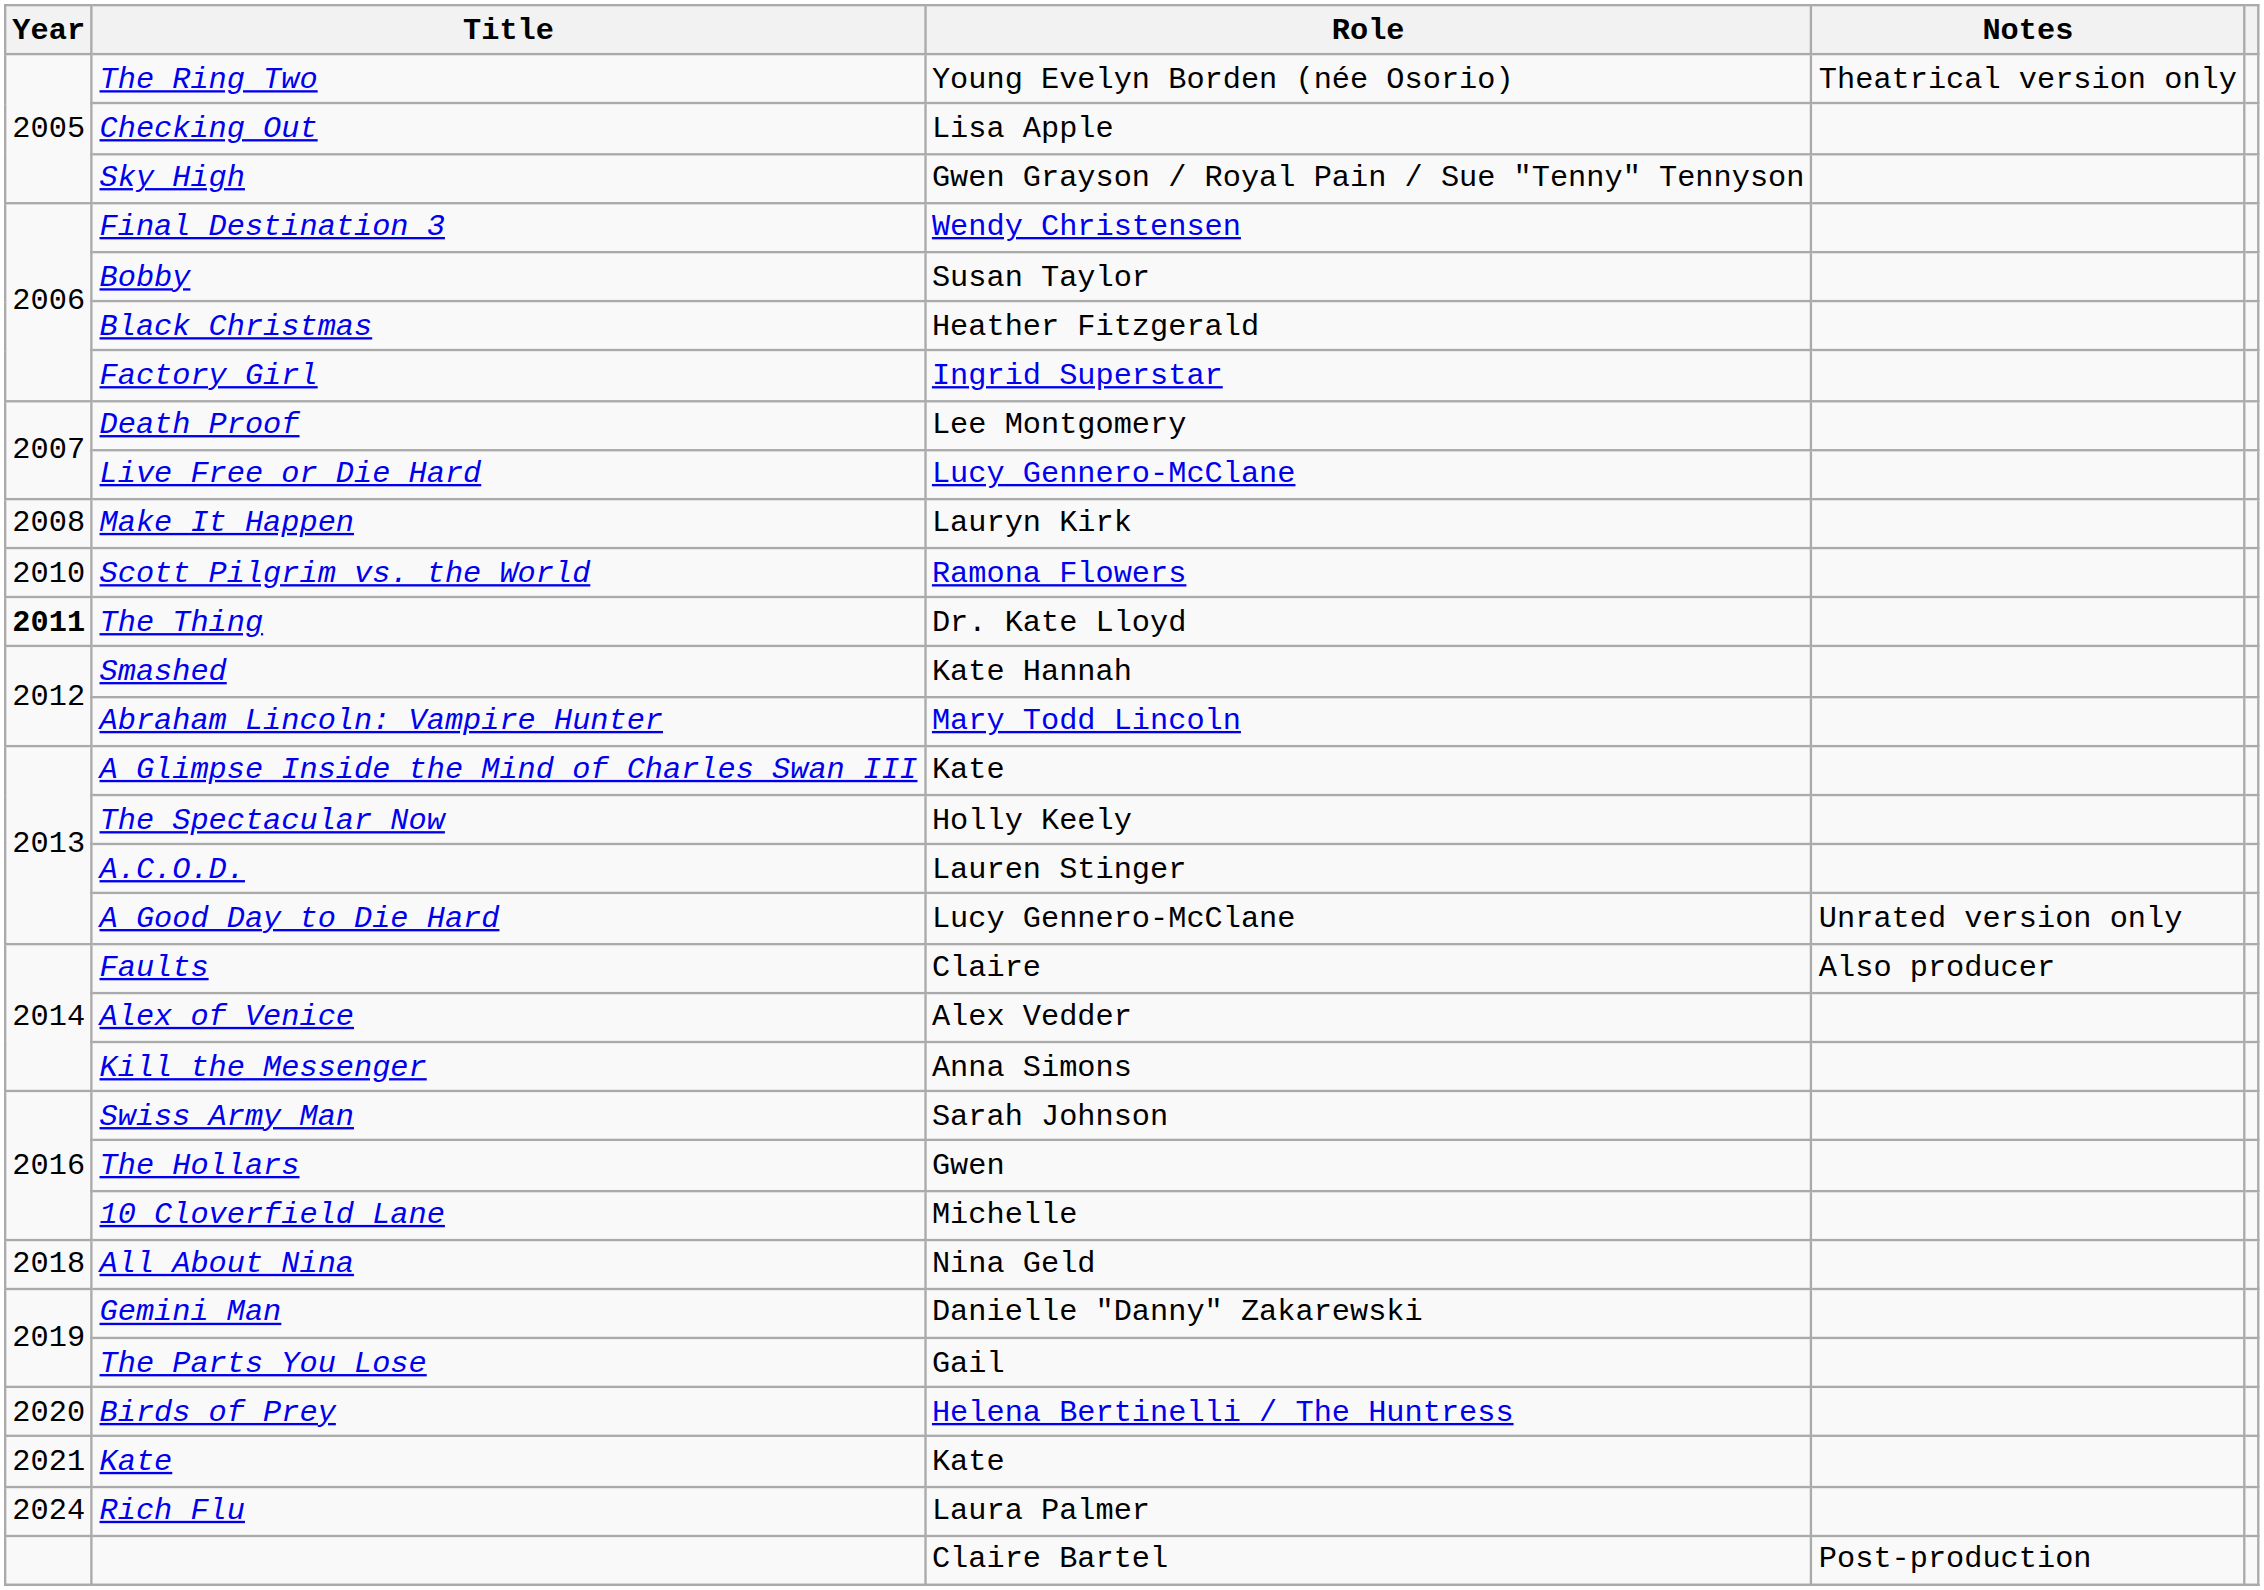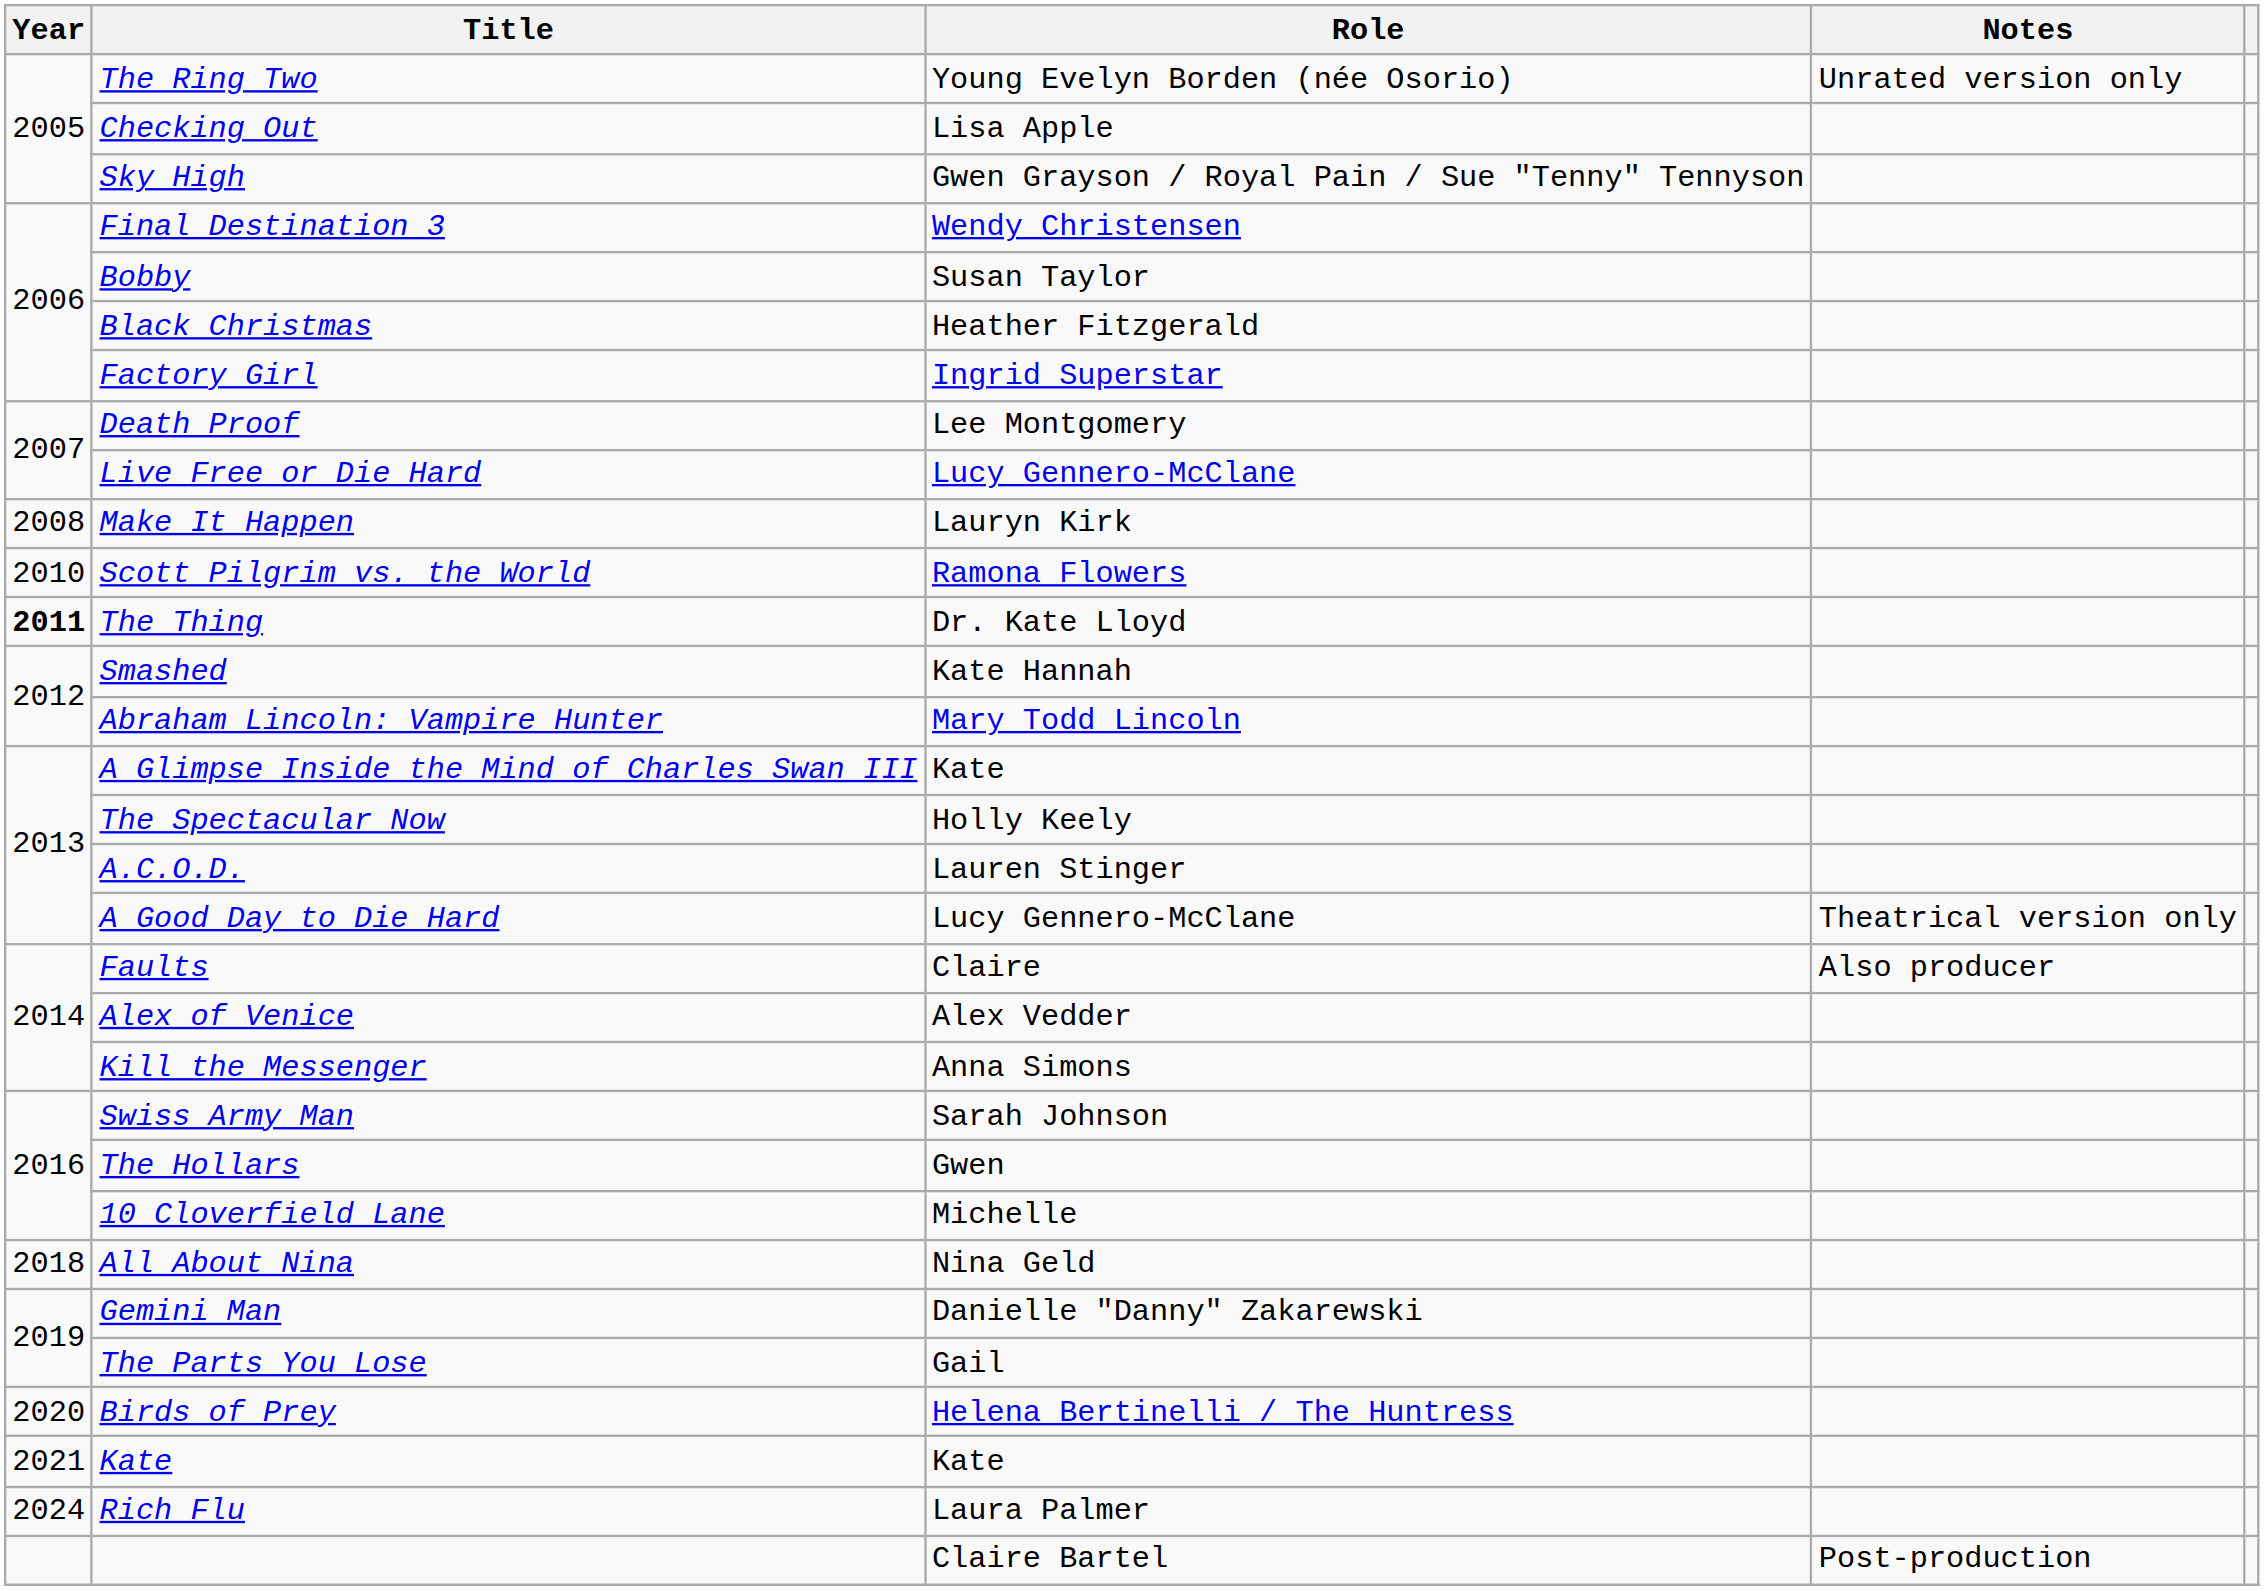(2028, 79) Theatrical version only -> (2001, 79) Unrated version only
(2001, 918) Unrated version only -> (2028, 918) Theatrical version only
